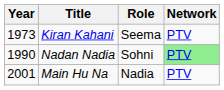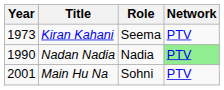(137, 54) Sohni -> (137, 54) Nadia
(137, 74) Nadia -> (137, 74) Sohni
